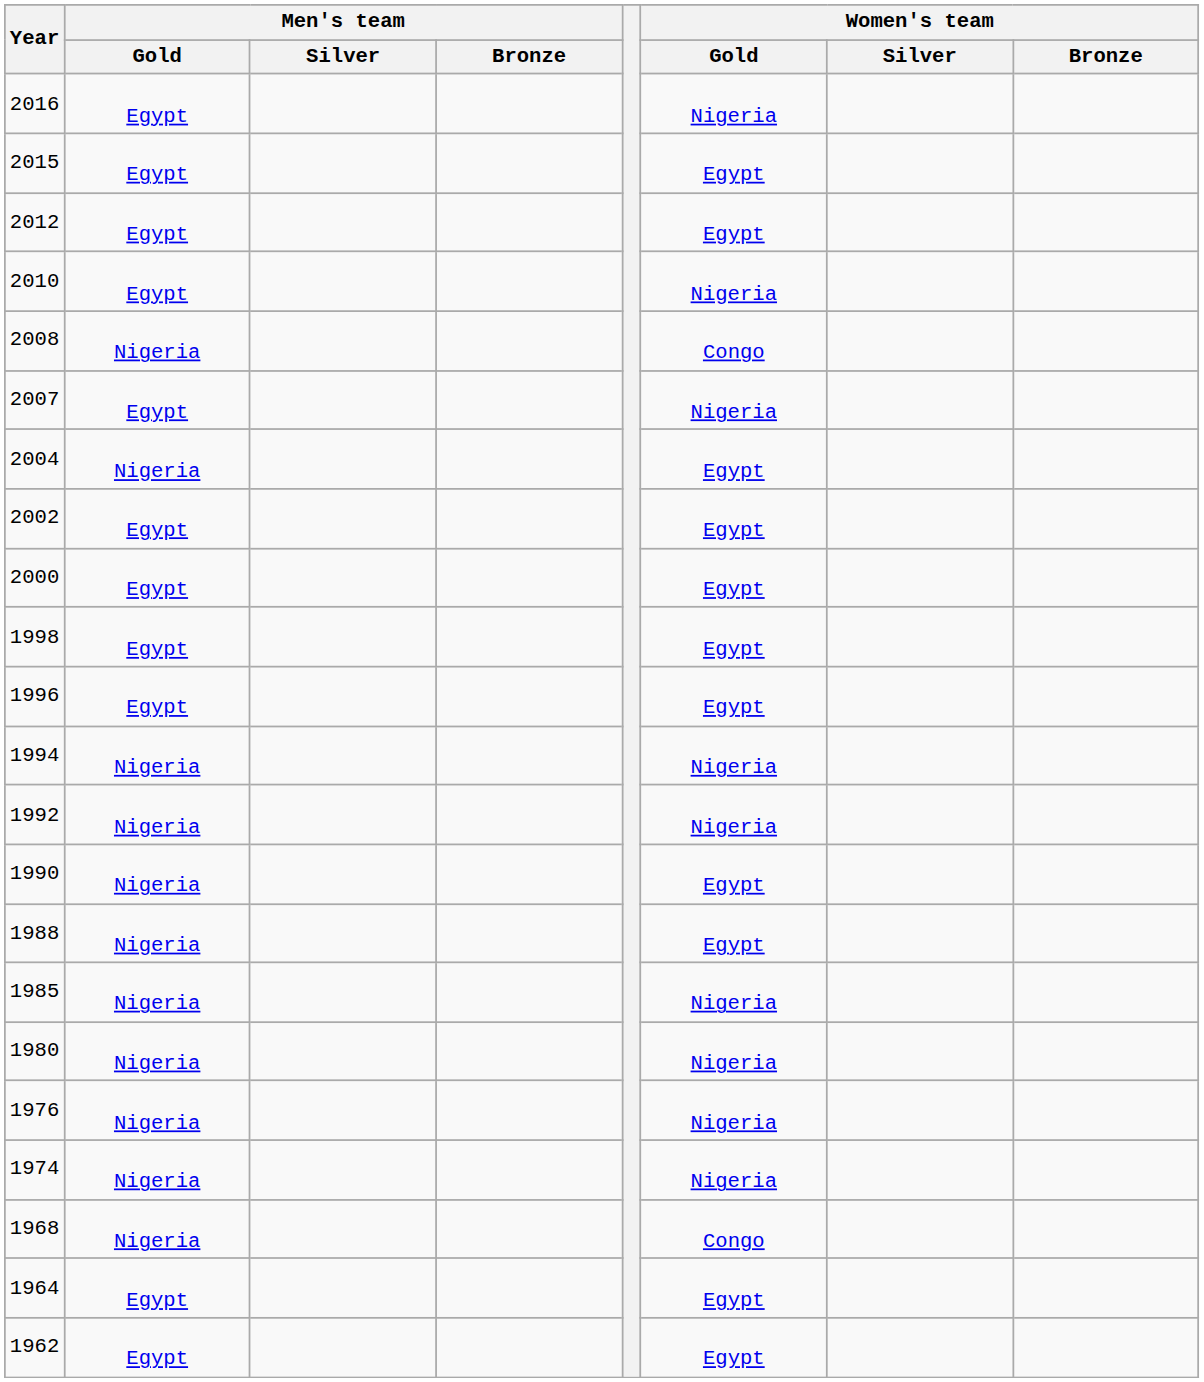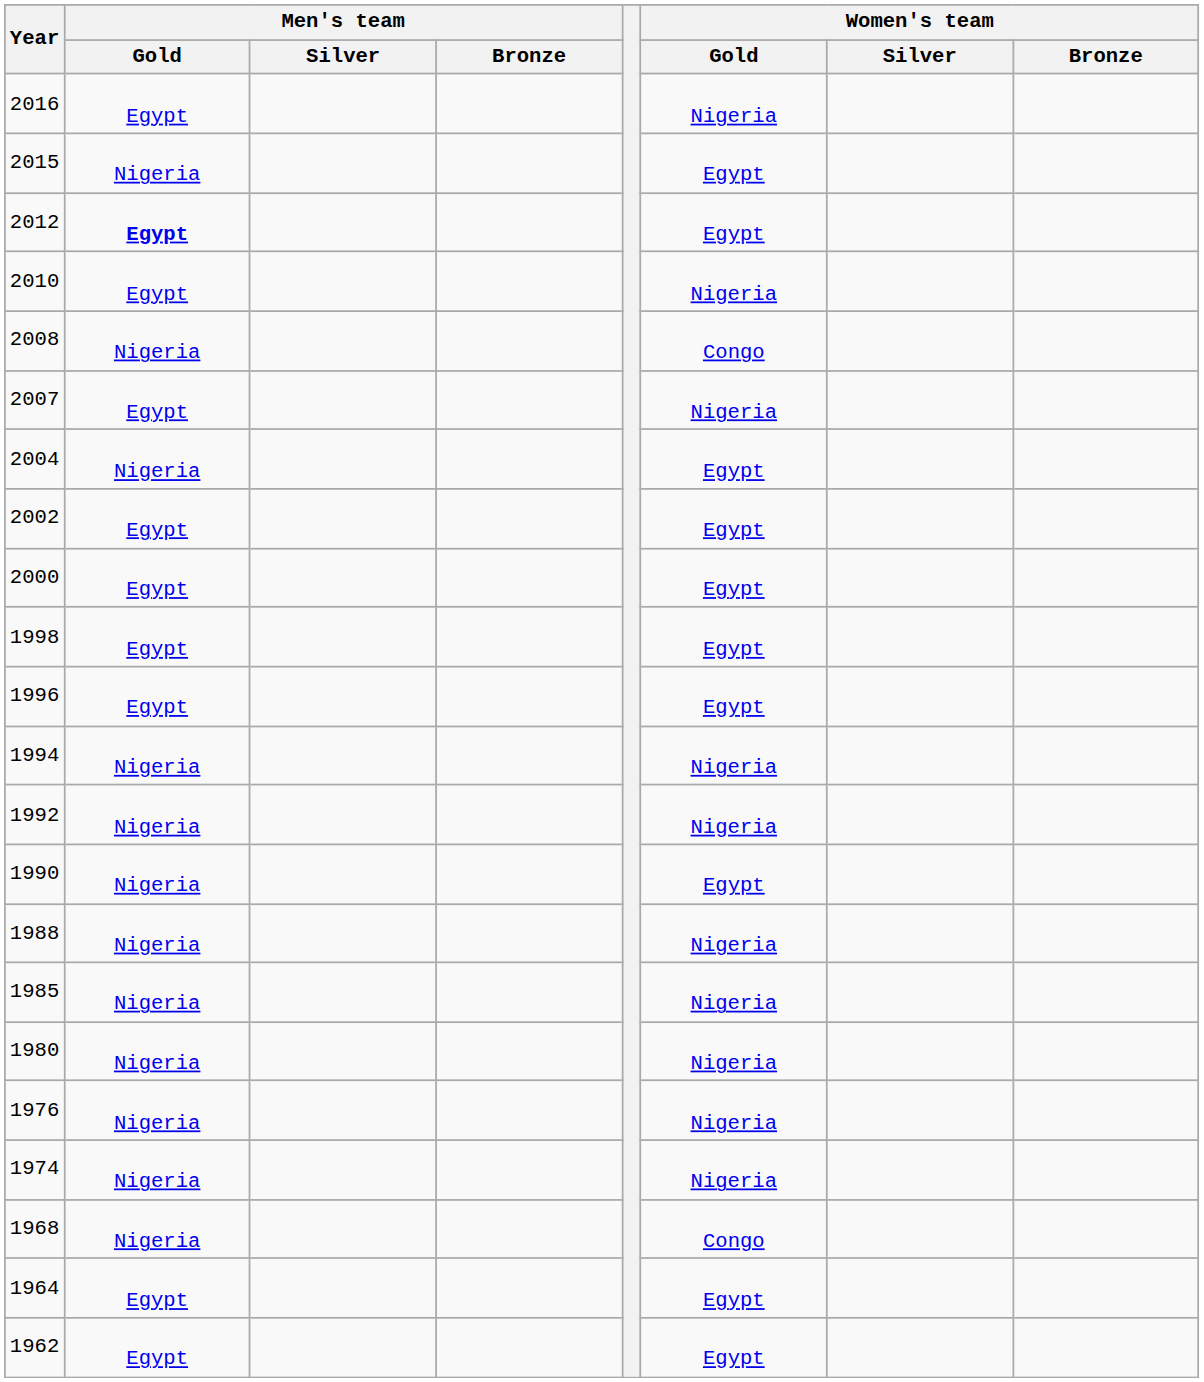(157, 175) Egypt -> (157, 175) Nigeria
(157, 234) normal -> (157, 234) bold
(734, 945) Egypt -> (734, 945) Nigeria
